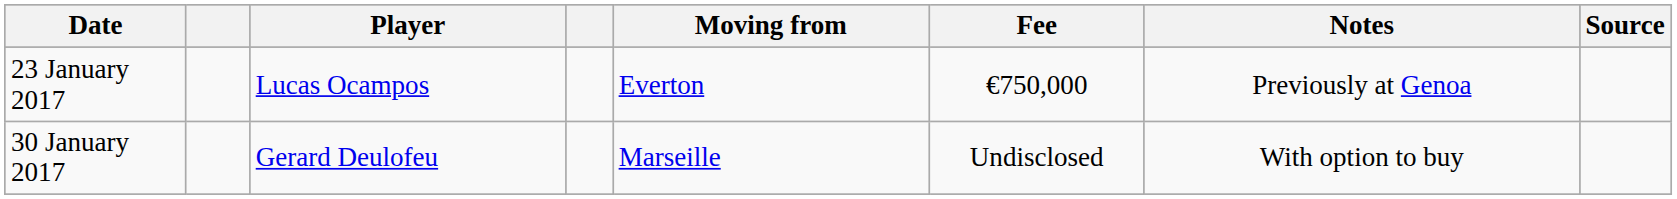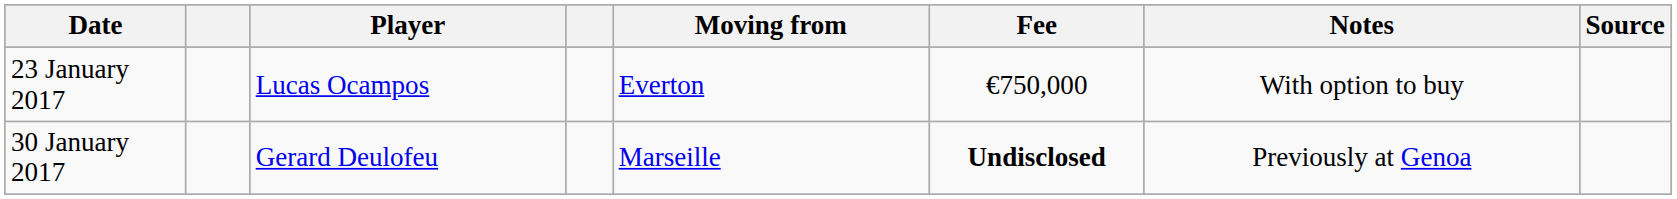(1362, 84) Previously at Genoa -> (1362, 84) With option to buy
(1037, 157) normal -> (1037, 157) bold
(1362, 157) With option to buy -> (1362, 157) Previously at Genoa
